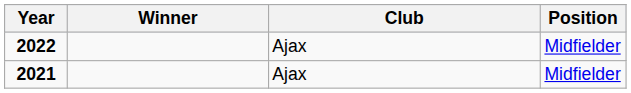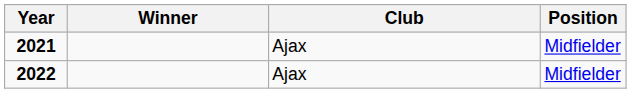rows swapped: (36, 74) <-> (36, 46)
